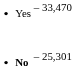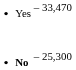(57, 56) 25,301 -> (57, 56) 25,300
